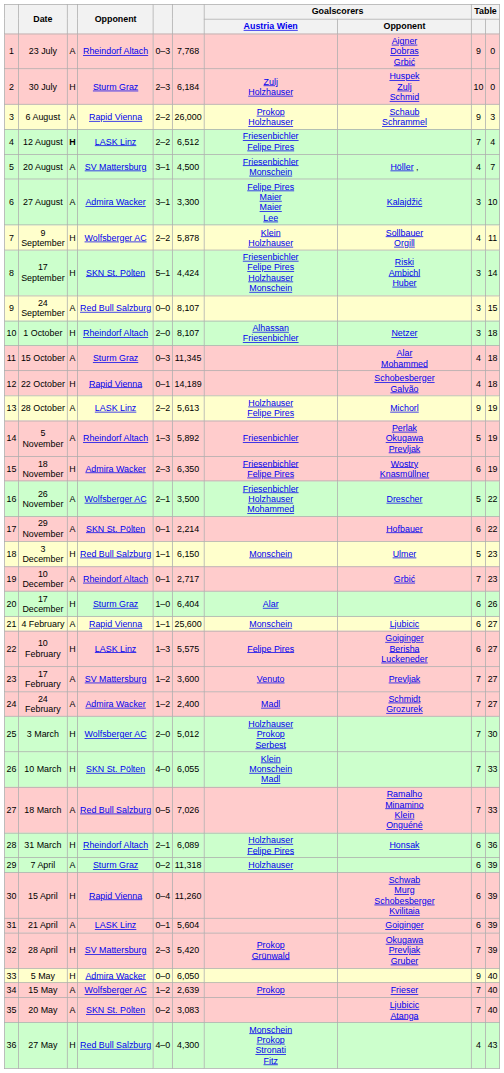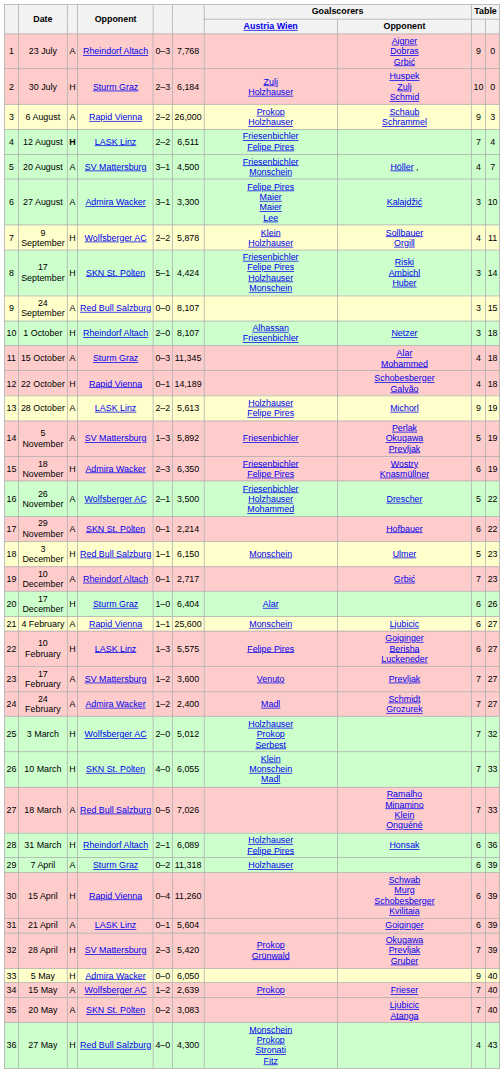(188, 142) 6,512 -> (188, 142) 6,511
(116, 438) Rheindorf Altach -> (116, 438) SV Mattersburg
(493, 734) 30 -> (493, 734) 32
